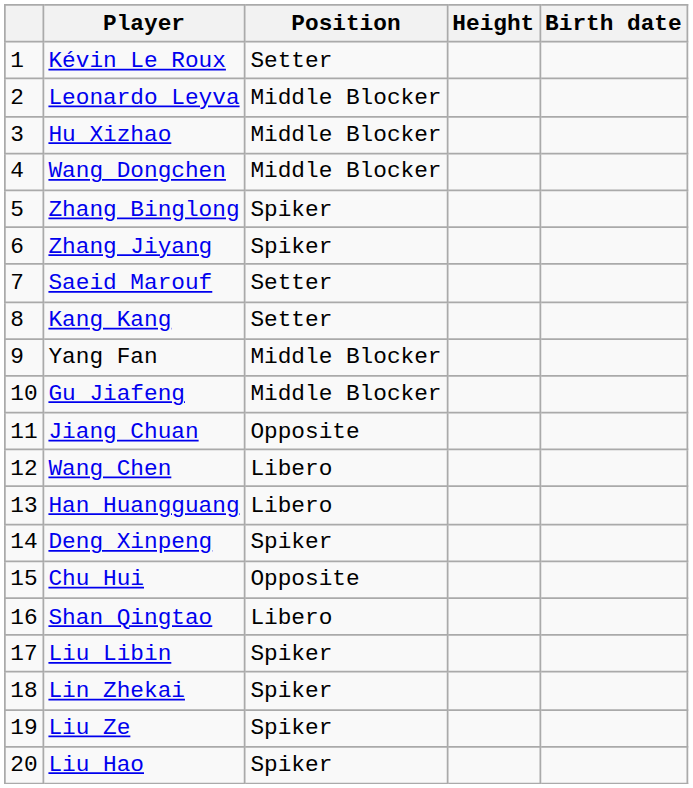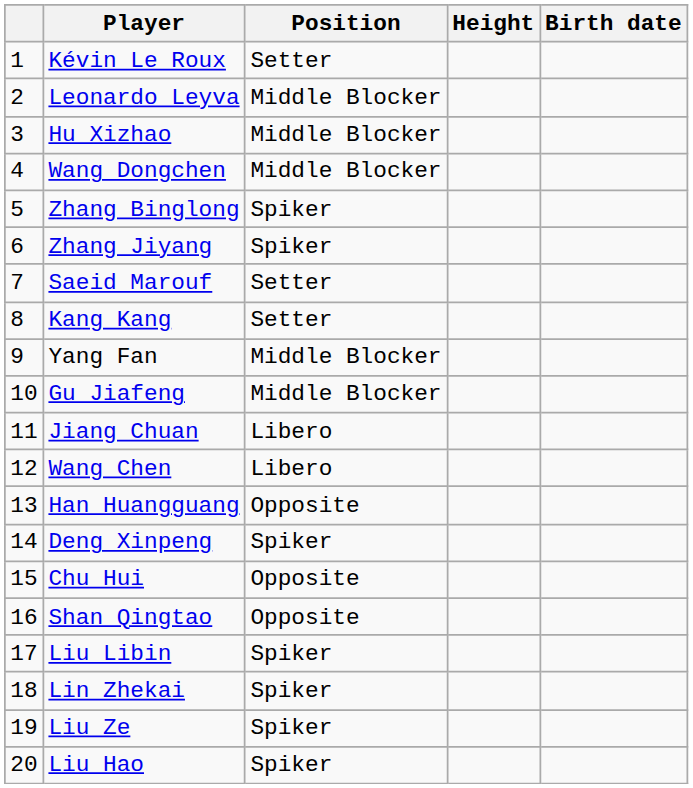(305, 431) Opposite -> (291, 431) Libero
(291, 505) Libero -> (305, 505) Opposite
(291, 617) Libero -> (305, 617) Opposite
